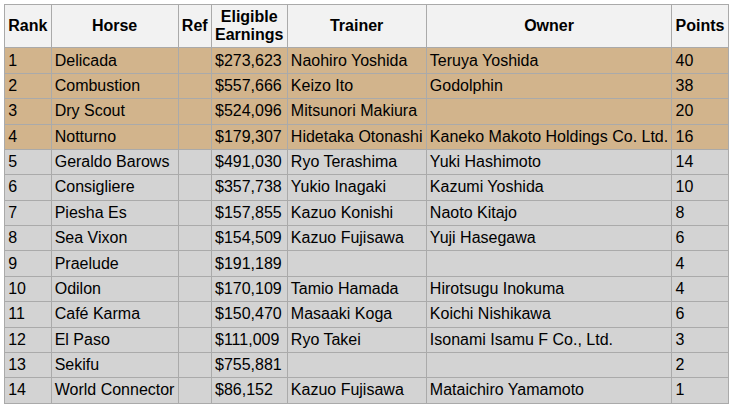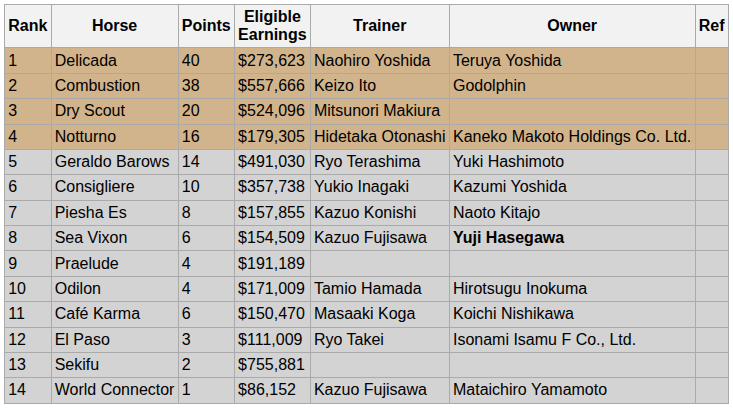columns swapped: (700, 26) <-> (195, 26)
(248, 136) $179,307 -> (271, 136) $179,305
(483, 238) normal -> (509, 238) bold
(248, 288) $170,109 -> (271, 288) $171,009
